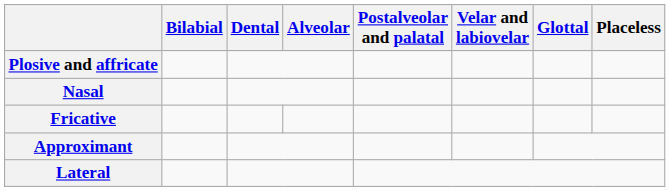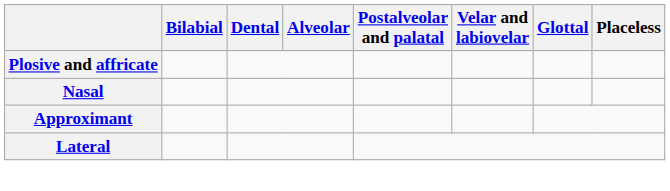- row: (83, 118)
